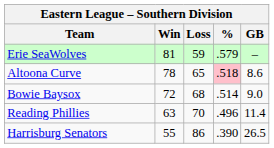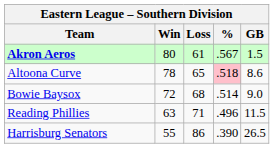- row: (47, 53)
+ row: (41, 53)
(198, 113) 70 -> (198, 113) 71
(255, 113) 11.4 -> (255, 113) 11.5
